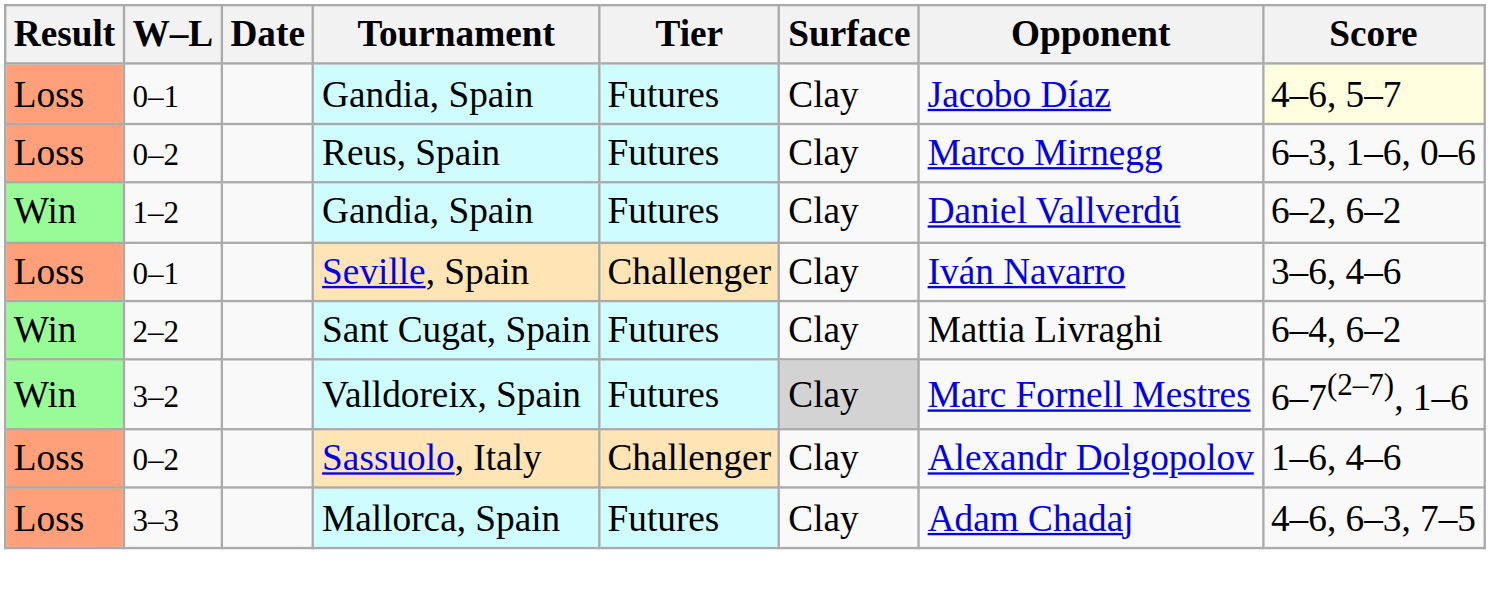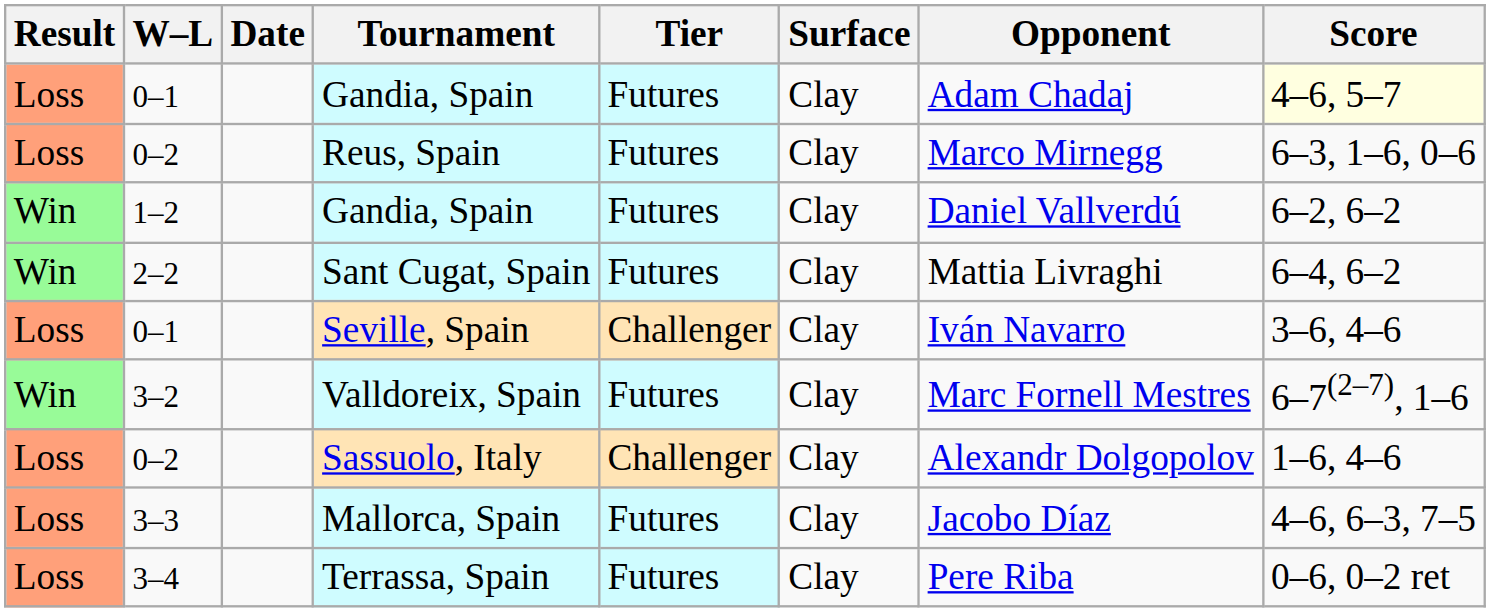(1019, 93) Jacobo Díaz -> (1031, 93) Adam Chadaj
rows swapped: (156, 272) <-> (156, 332)
(823, 393) lightgrey background -> (823, 393) no background
(1031, 517) Adam Chadaj -> (1019, 517) Jacobo Díaz
+ row: (156, 578)
